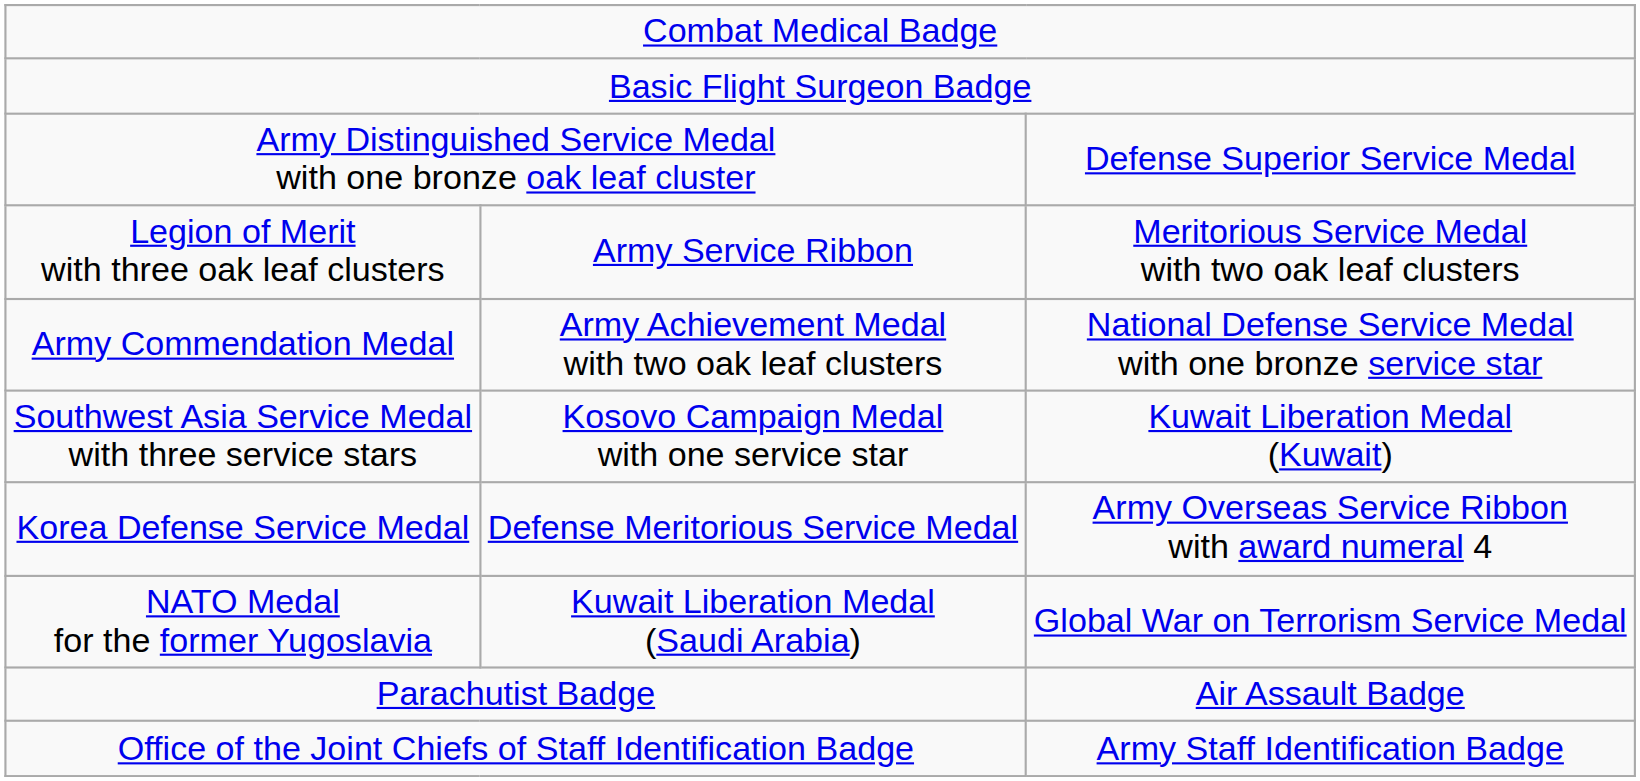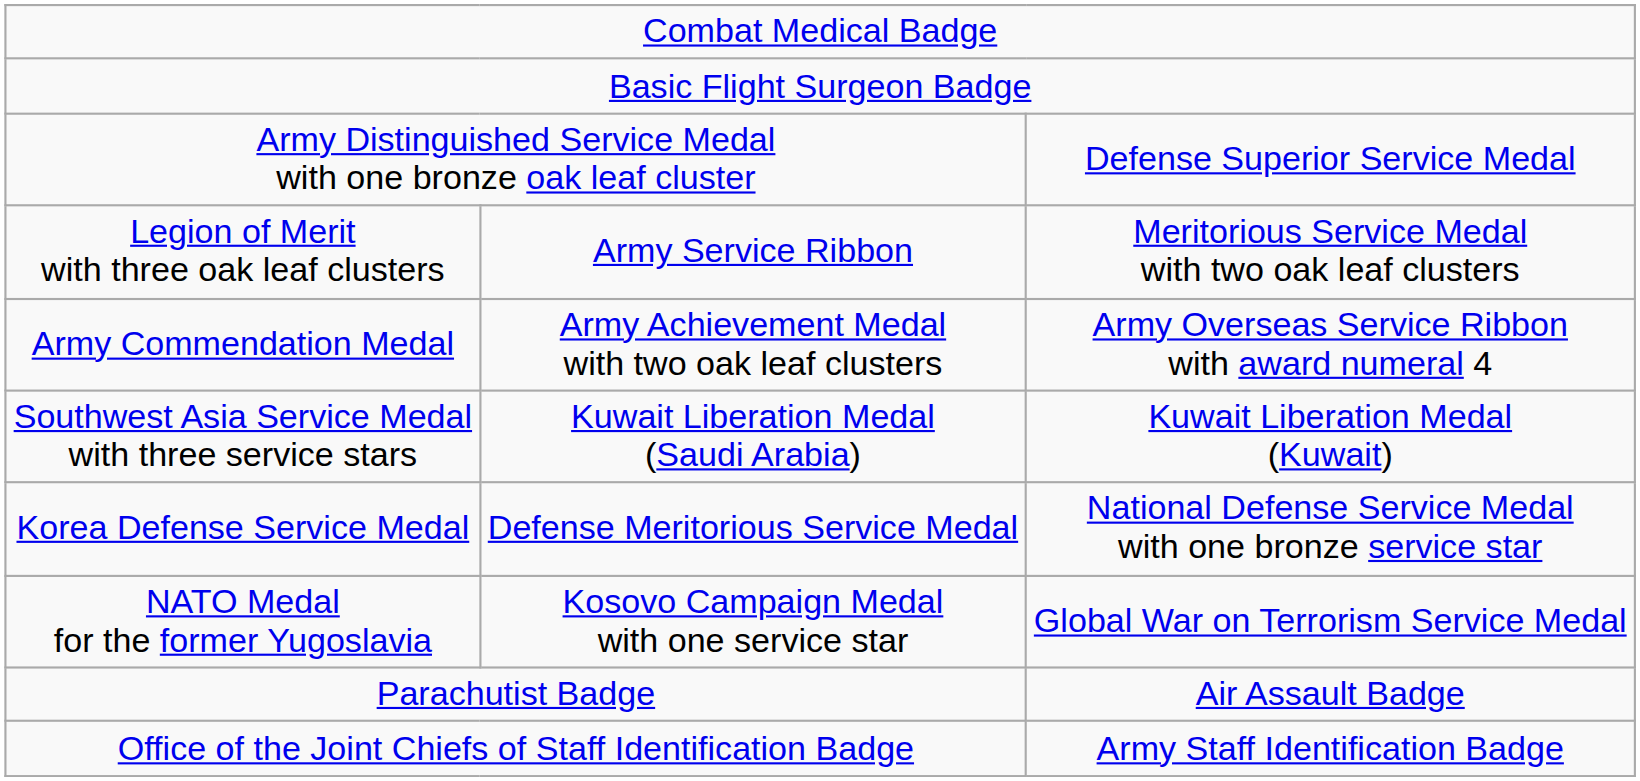(1330, 343) National Defense Service Medal with one bronze service star -> (1330, 343) Army Overseas Service Ribbon with award numeral 4
(753, 435) Kosovo Campaign Medal with one service star -> (753, 435) Kuwait Liberation Medal (Saudi Arabia)
(1330, 528) Army Overseas Service Ribbon with award numeral 4 -> (1330, 528) National Defense Service Medal with one bronze service star
(753, 620) Kuwait Liberation Medal (Saudi Arabia) -> (753, 620) Kosovo Campaign Medal with one service star
